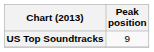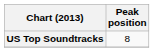(127, 39) 9 -> (127, 39) 8
